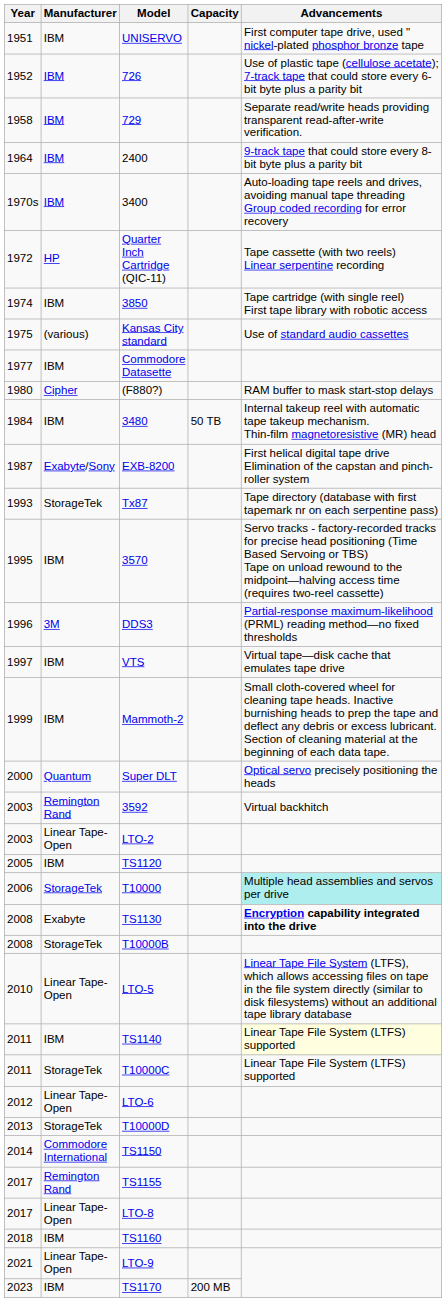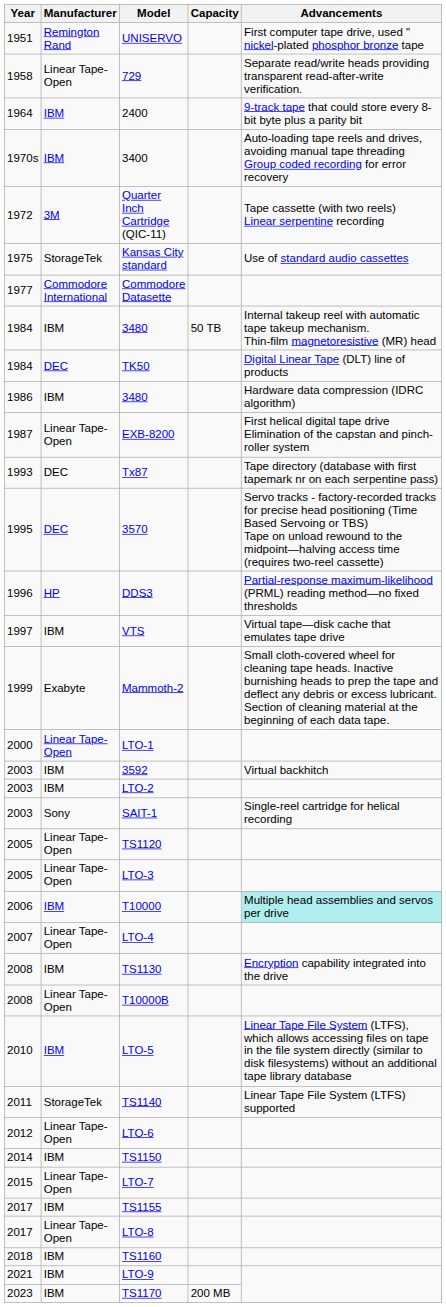(54, 38) IBM -> (72, 38) Remington Rand
- row: (20, 76)
(54, 120) IBM -> (76, 76) Linear Tape-Open
(52, 259) HP -> (52, 215) 3M
- row: (20, 303)
(66, 334) (various) -> (73, 259) StorageTek
(54, 365) IBM -> (75, 290) Commodore International
- row: (20, 390)
+ row: (20, 365)
+ row: (20, 397)
(79, 466) Exabyte/Sony -> (76, 434) Linear Tape-Open
(73, 503) StorageTek -> (56, 472) DEC
(54, 561) IBM -> (56, 529) DEC
(52, 624) 3M -> (52, 593) HP
(54, 719) IBM -> (65, 688) Exabyte
- row: (20, 776)
+ row: (20, 745)
(72, 807) Remington Rand -> (54, 770) IBM
(76, 839) Linear Tape-Open -> (54, 788) IBM
+ row: (20, 813)
(54, 863) IBM -> (76, 844) Linear Tape-Open
+ row: (20, 875)
(73, 888) StorageTek -> (54, 906) IBM
+ row: (20, 938)
(65, 919) Exabyte -> (54, 969) IBM
(332, 919) bold -> (335, 969) normal
(73, 944) StorageTek -> (76, 1000) Linear Tape-Open
(76, 988) Linear Tape-Open -> (54, 1051) IBM
(54, 1039) IBM -> (73, 1101) StorageTek
(325, 1039) lightyellow background -> (325, 1101) no background
- row: (19, 1070)
- row: (20, 1126)
(75, 1151) Commodore International -> (54, 1157) IBM
+ row: (20, 1182)
(72, 1182) Remington Rand -> (54, 1207) IBM
(76, 1263) Linear Tape-Open -> (54, 1275) IBM
